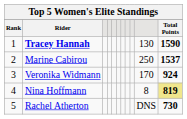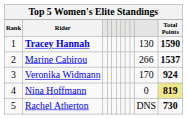(146, 59) 250 -> (146, 59) 266
(146, 90) 8 -> (146, 90) 0
